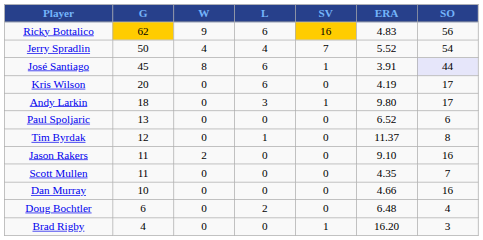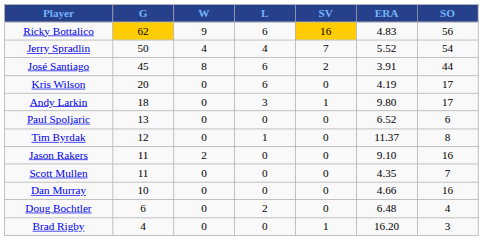(326, 66) 1 -> (326, 66) 2
(447, 66) lavender background -> (447, 66) no background
